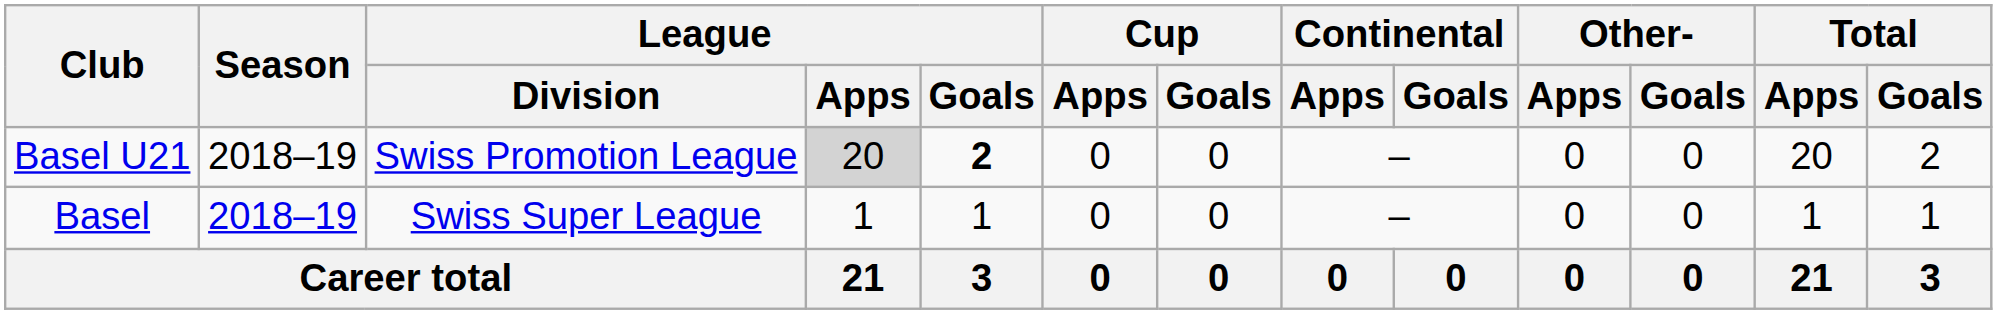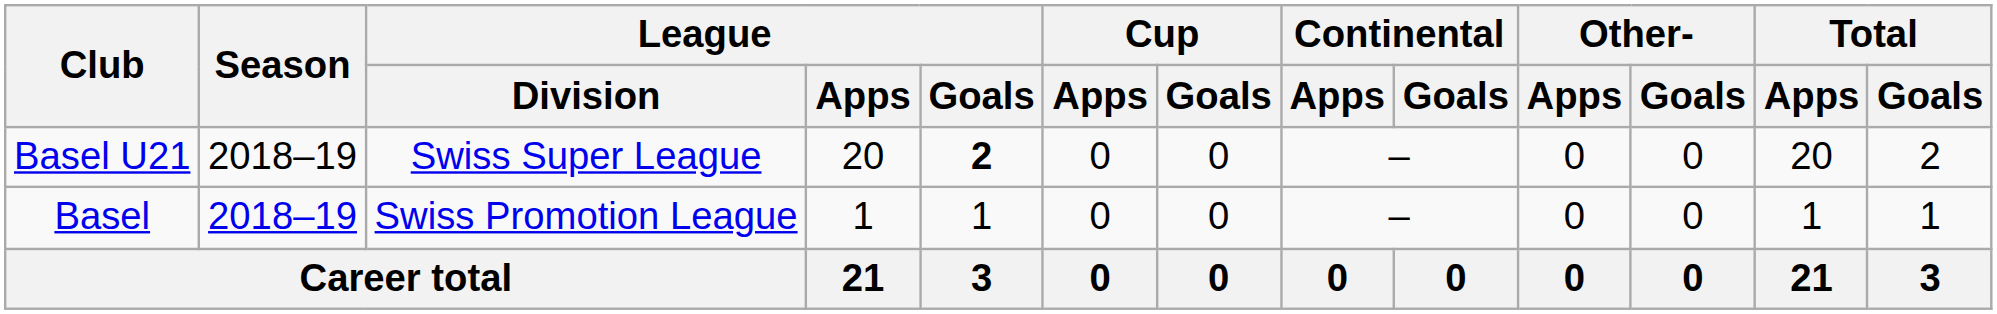(586, 156) Swiss Promotion League -> (586, 156) Swiss Super League
(863, 156) lightgrey background -> (863, 156) no background
(586, 216) Swiss Super League -> (586, 216) Swiss Promotion League
